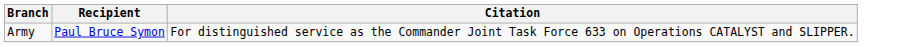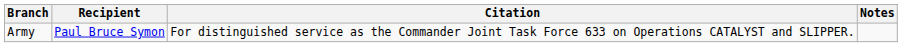+ column: (877, 14)
